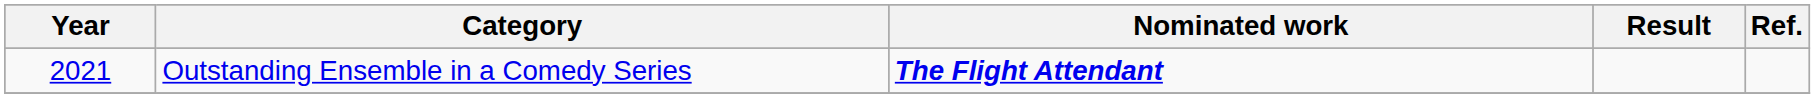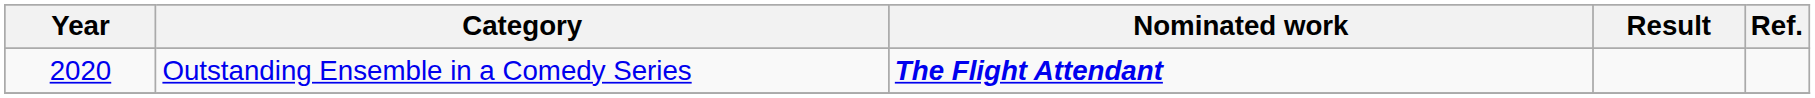(80, 70) 2021 -> (80, 70) 2020
